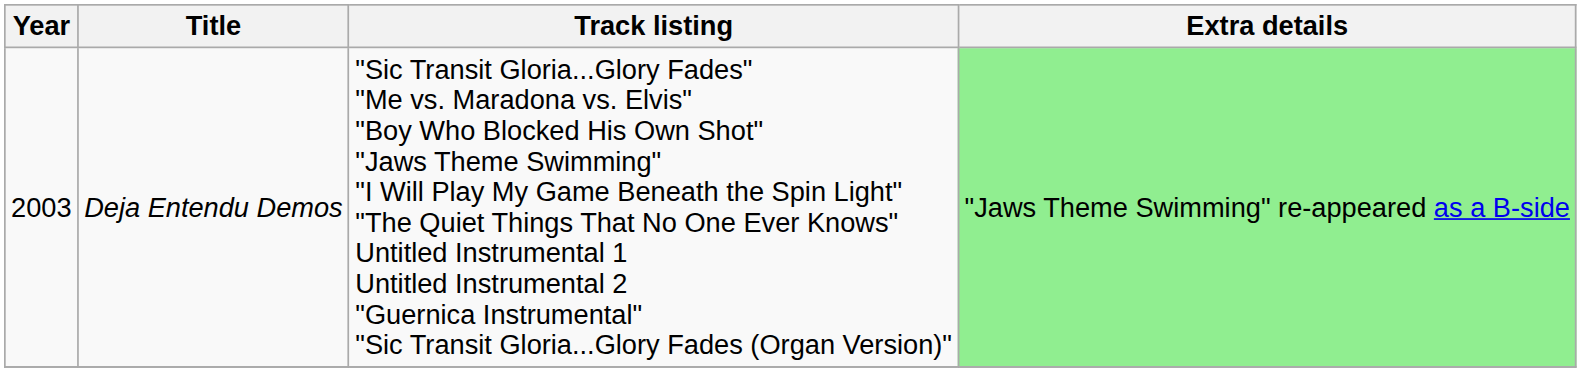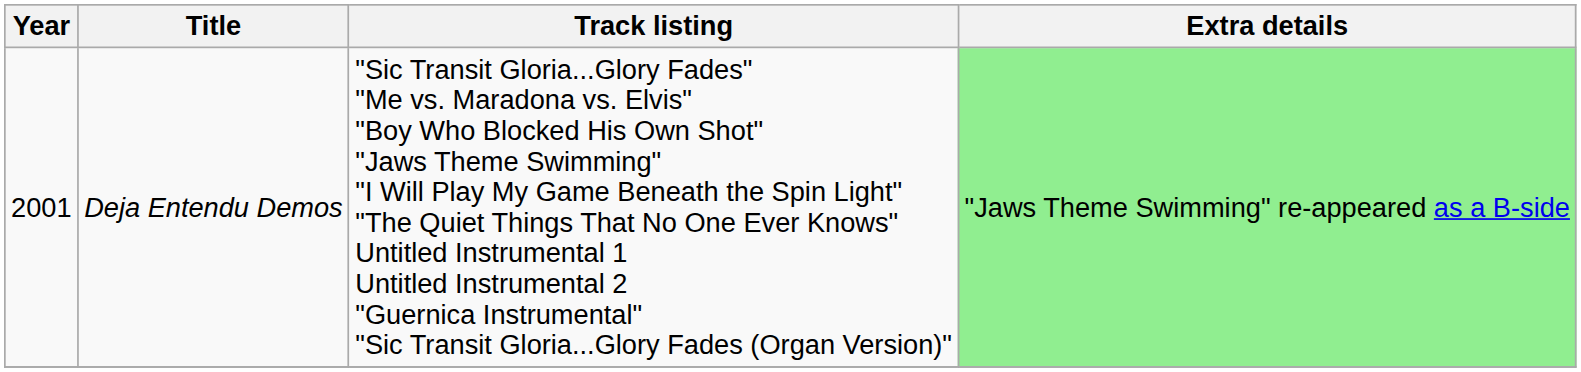(41, 206) 2003 -> (41, 206) 2001
